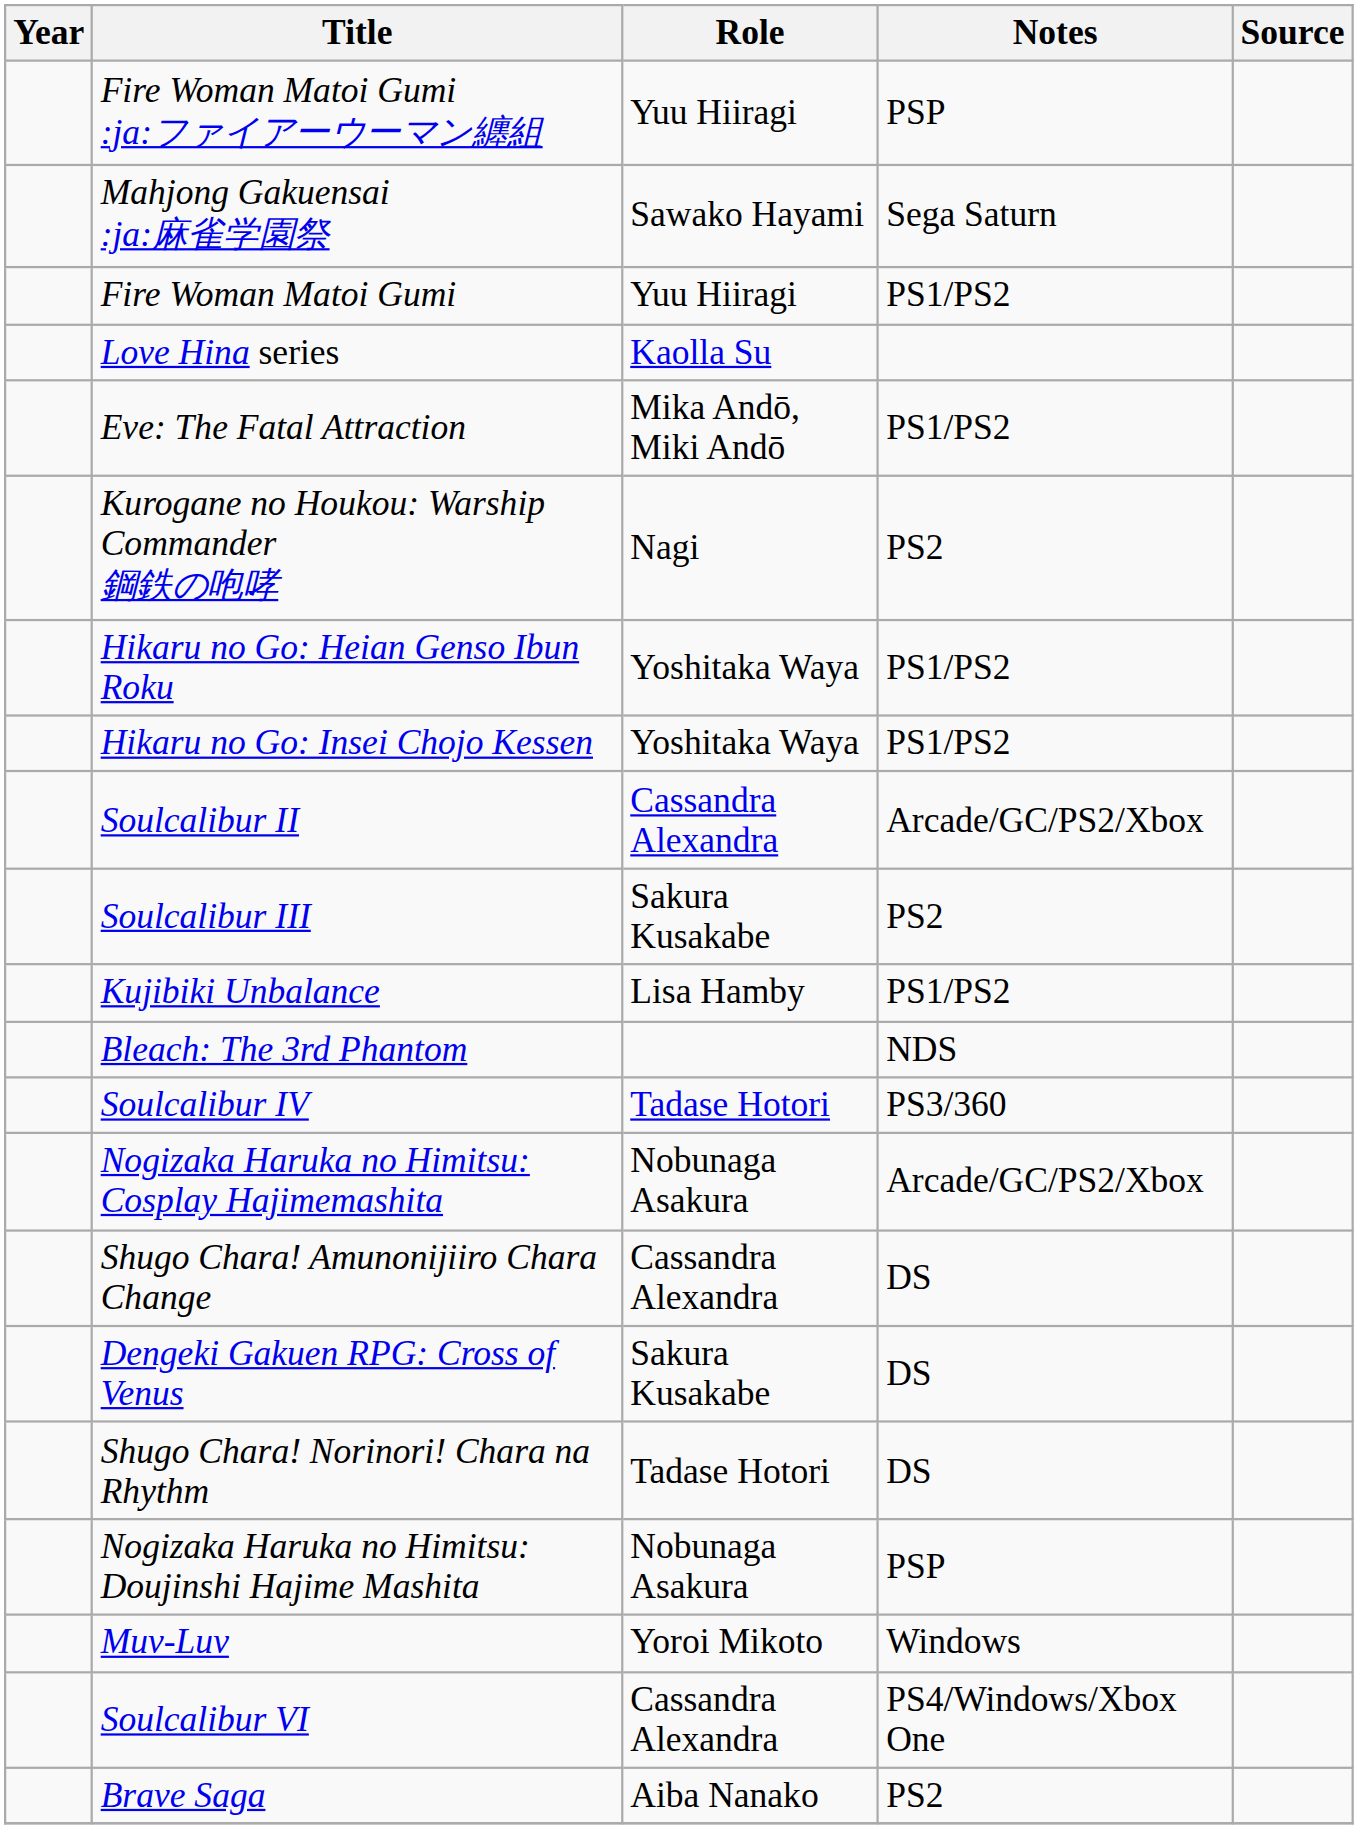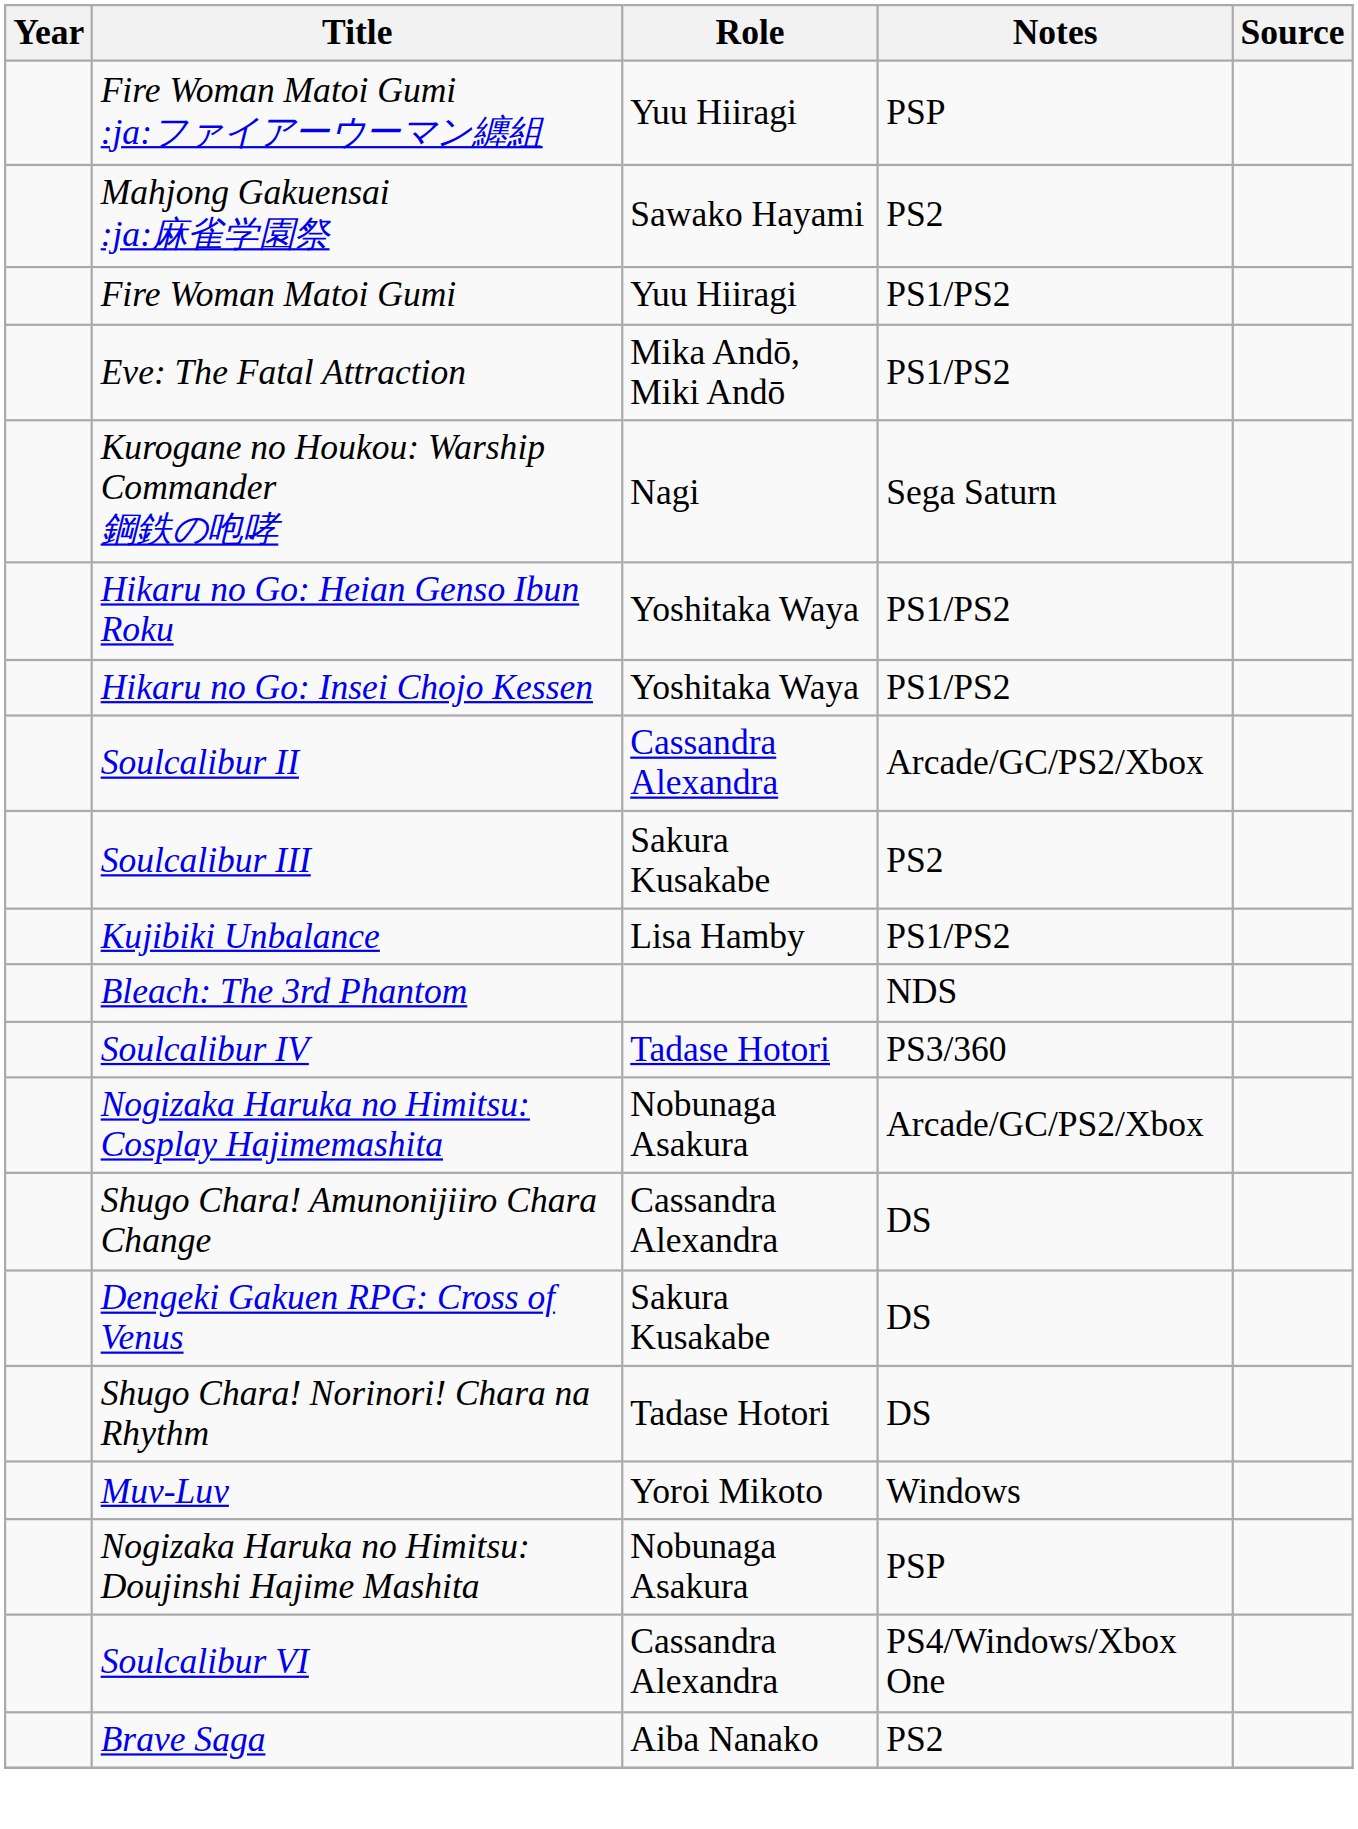(972, 215) Sega Saturn -> (915, 215) PS2
- row: (220, 351)
(915, 547) PS2 -> (972, 490) Sega Saturn
rows swapped: (315, 1566) <-> (165, 1642)
